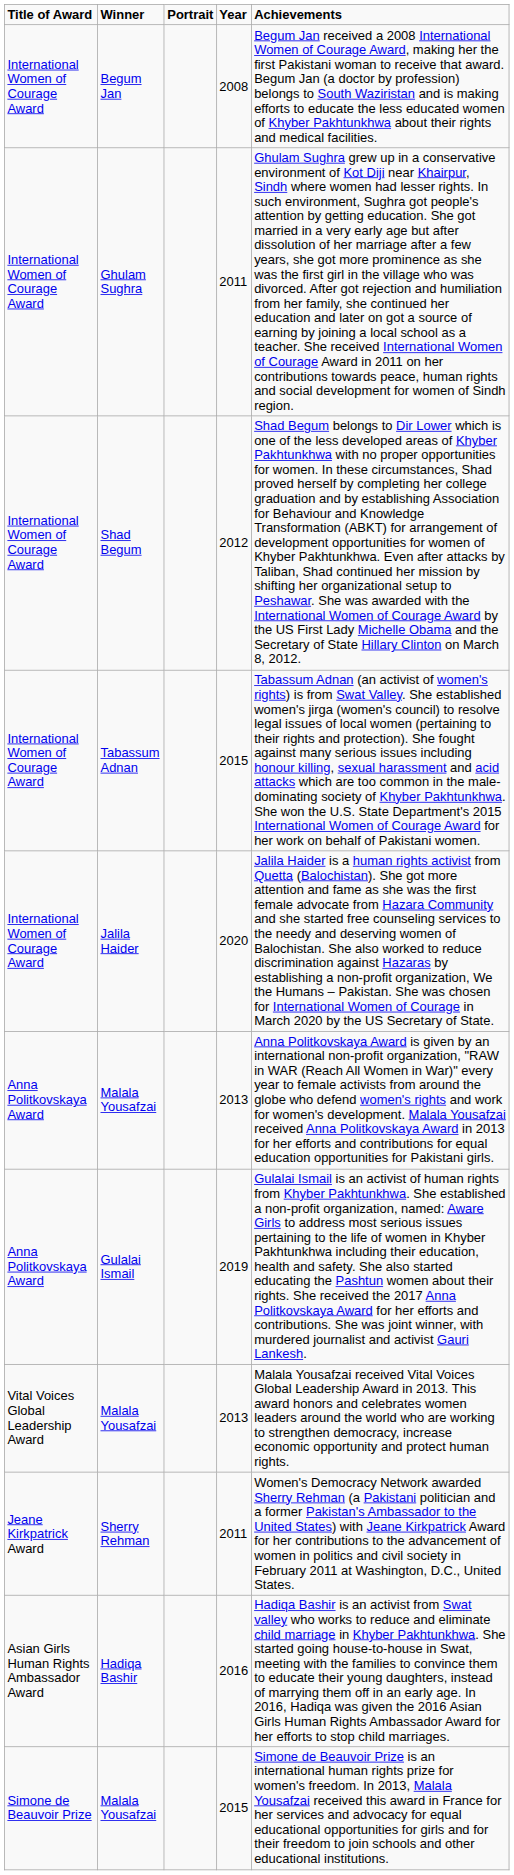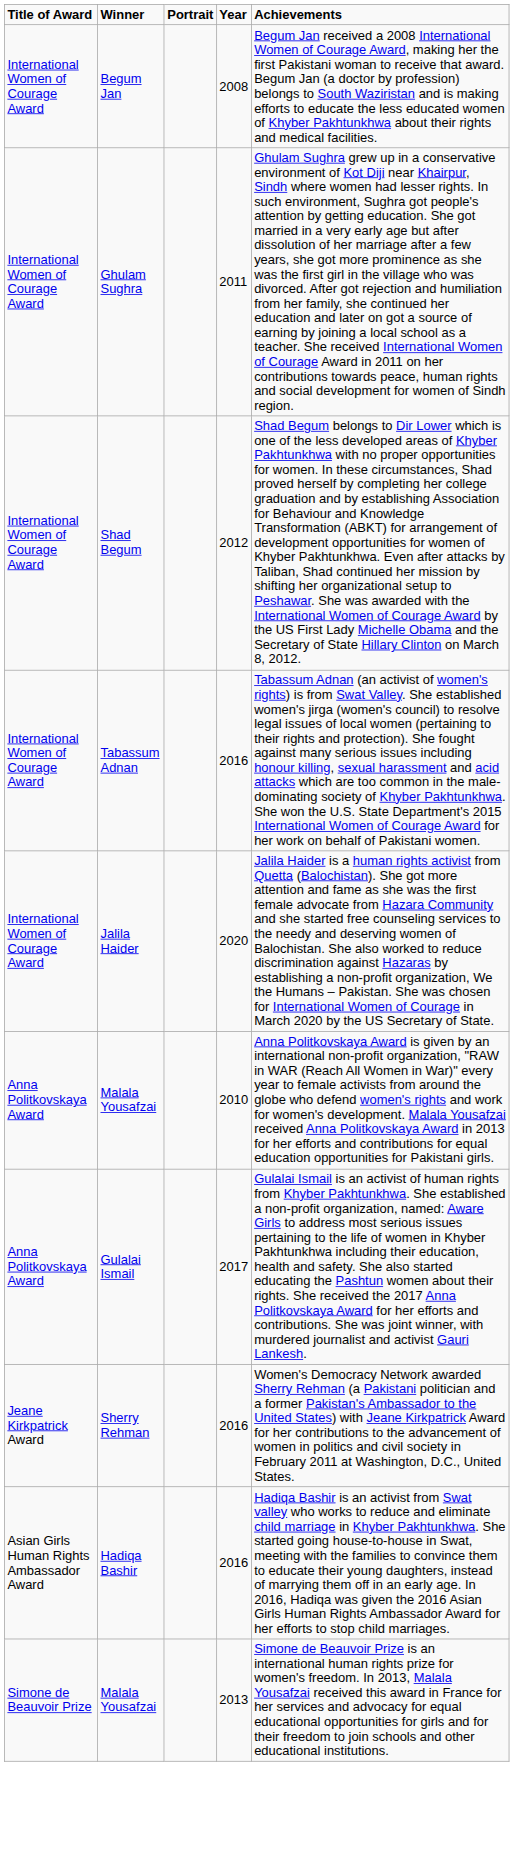(234, 760) 2015 -> (234, 760) 2016
(234, 1100) 2013 -> (234, 1100) 2010
(234, 1266) 2019 -> (234, 1266) 2017
- row: (41, 1418)
(233, 1533) 2011 -> (234, 1425) 2016
(234, 1808) 2015 -> (234, 1700) 2013
